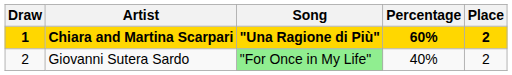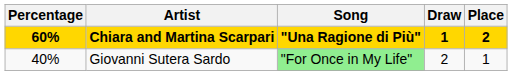columns swapped: (25, 15) <-> (424, 15)
(486, 59) 2 -> (486, 59) 1
